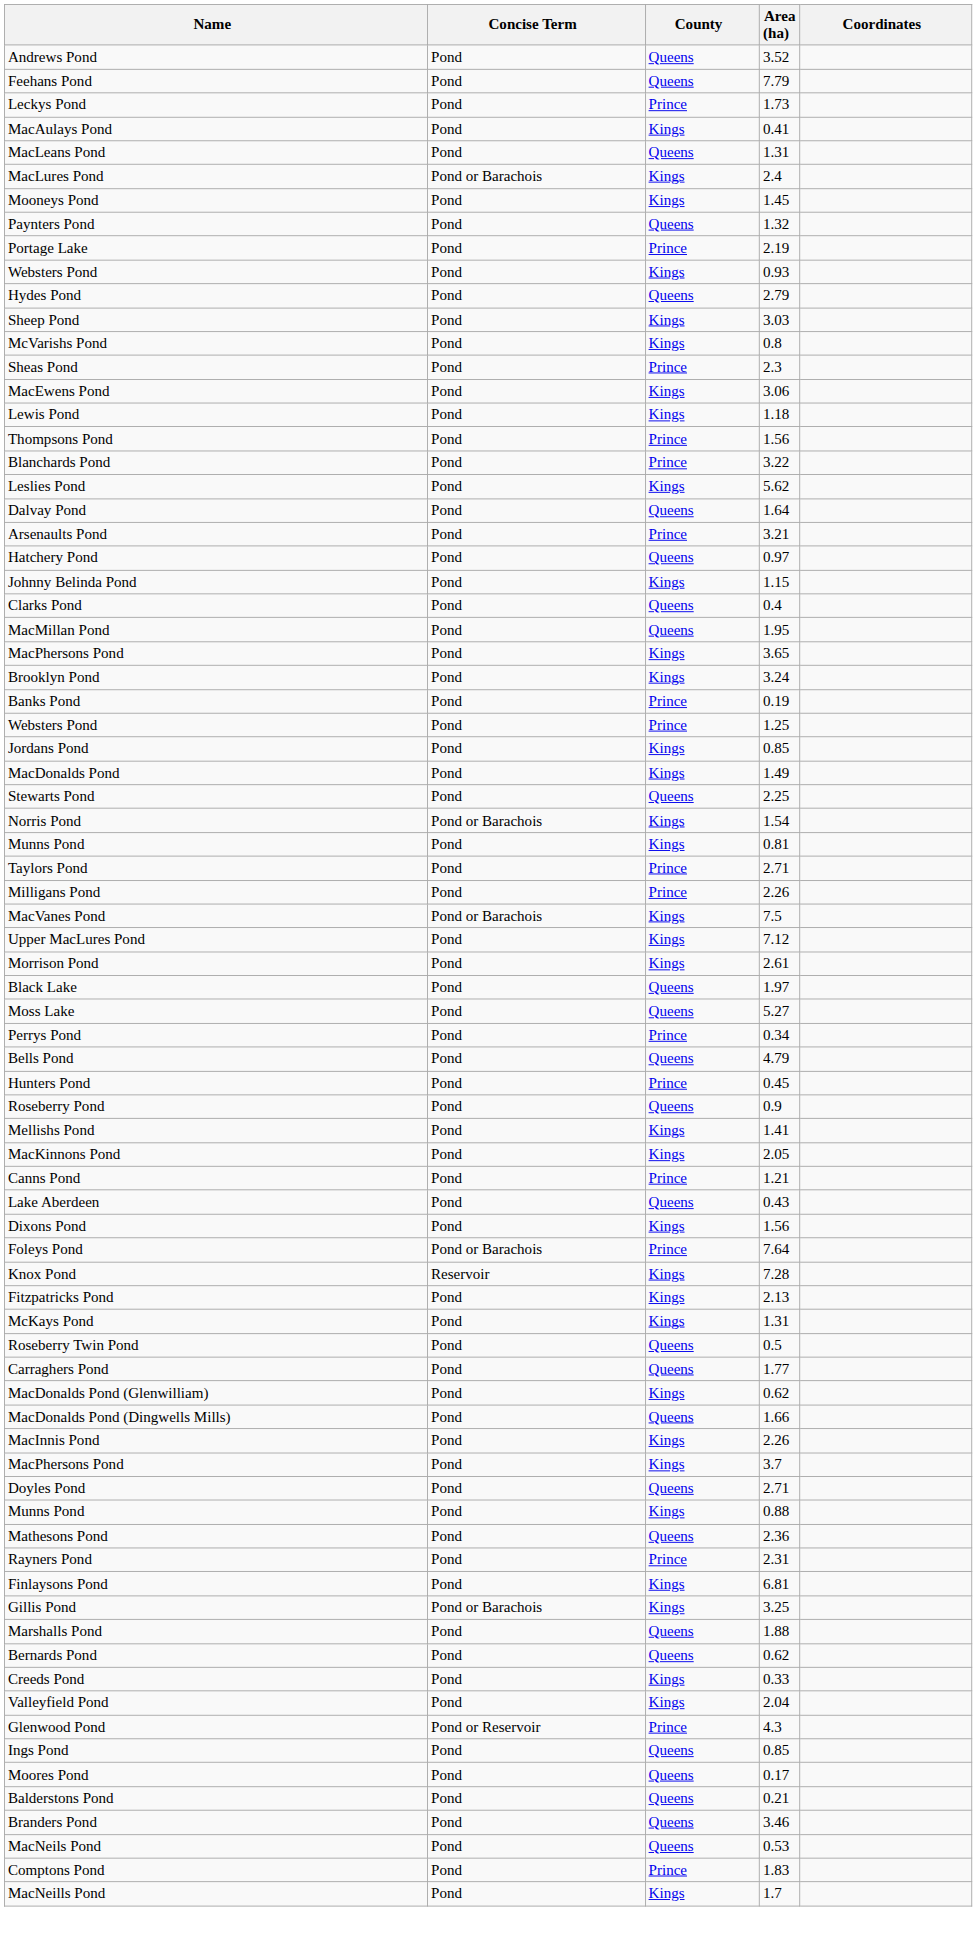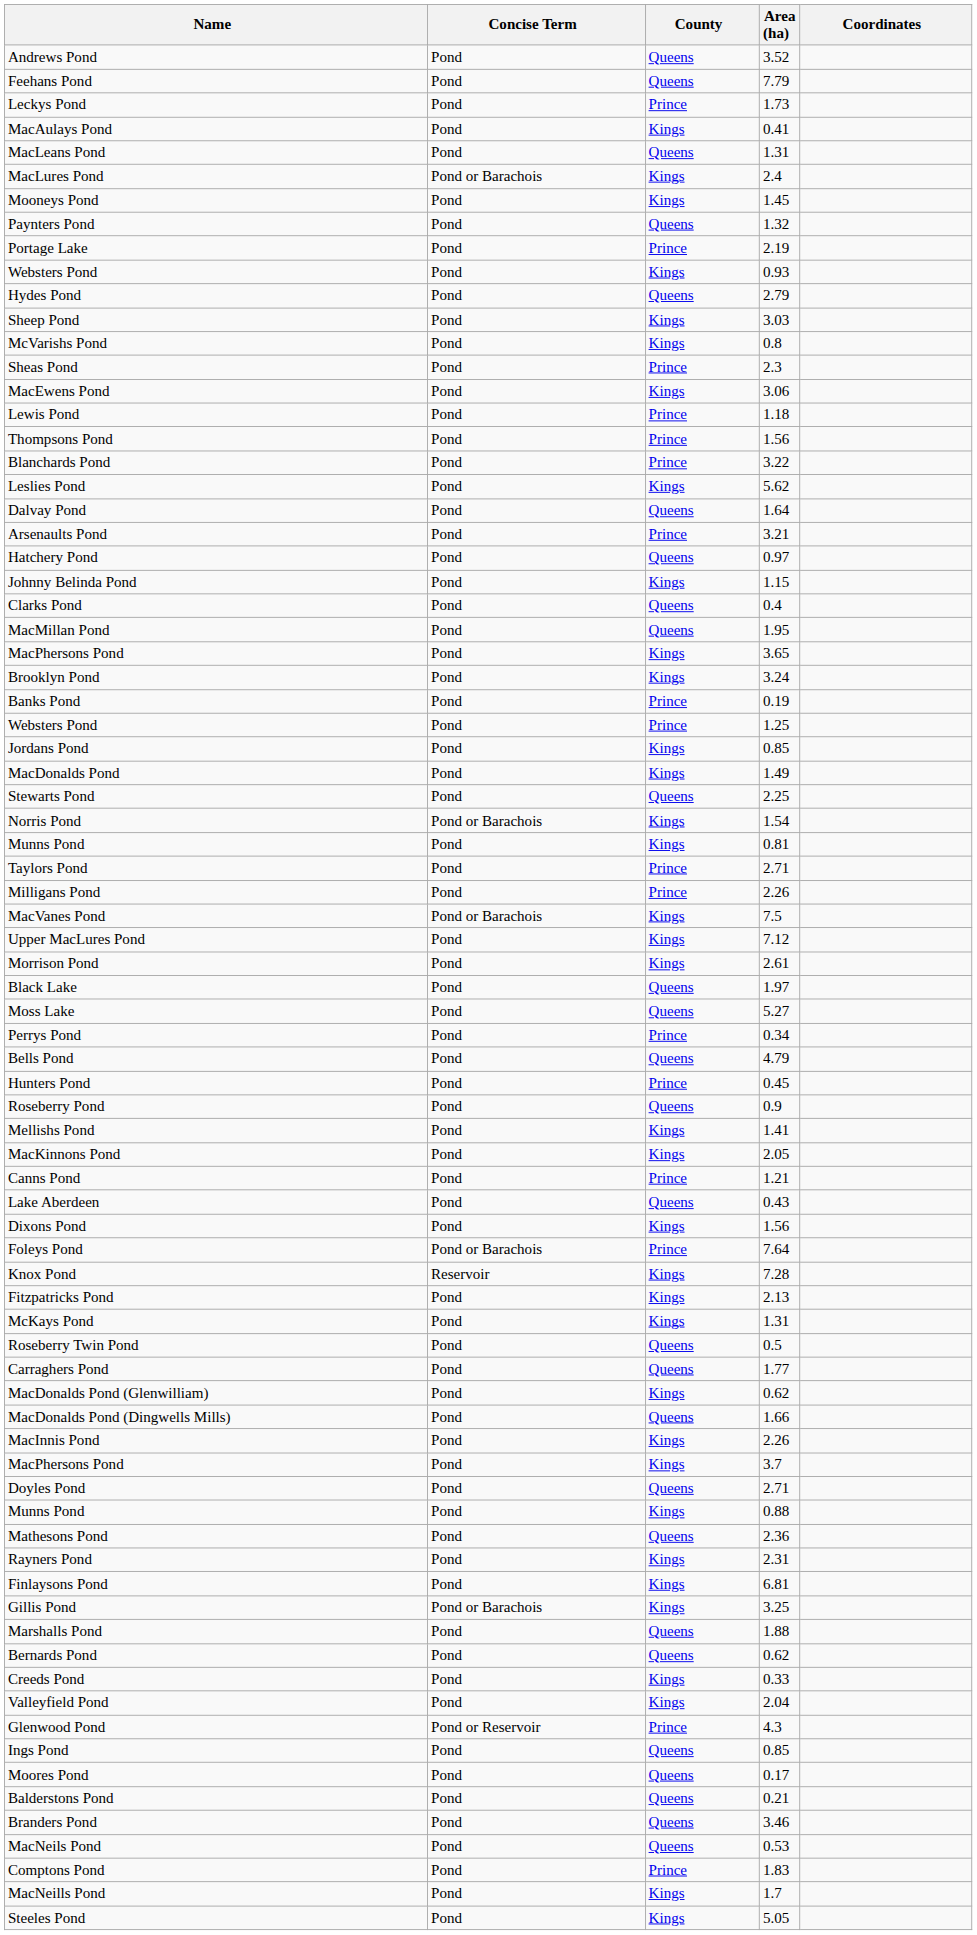(667, 414) Kings -> (668, 414) Prince
(668, 1559) Prince -> (667, 1559) Kings
+ row: (47, 1917)
